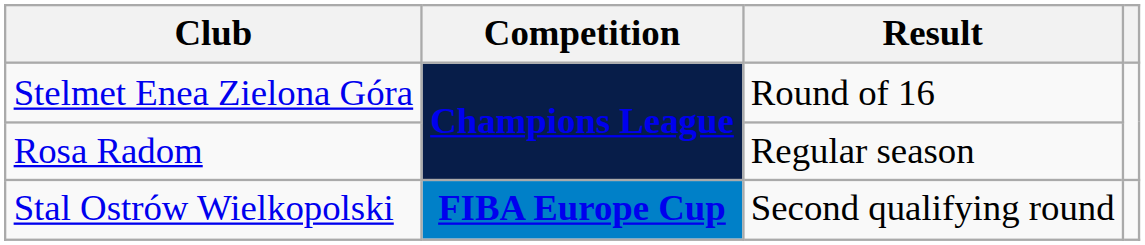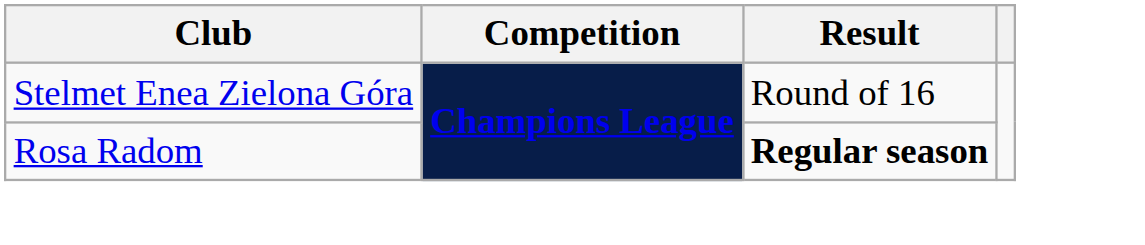(863, 150) normal -> (870, 150) bold
- row: (204, 208)
